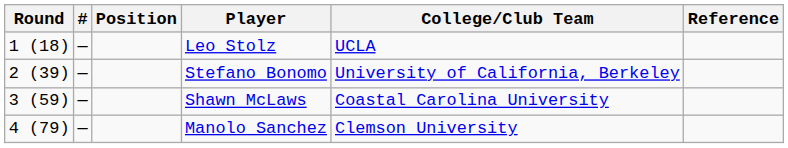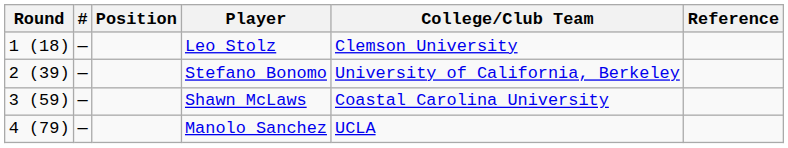(355, 46) UCLA -> (426, 46) Clemson University
(426, 129) Clemson University -> (355, 129) UCLA
